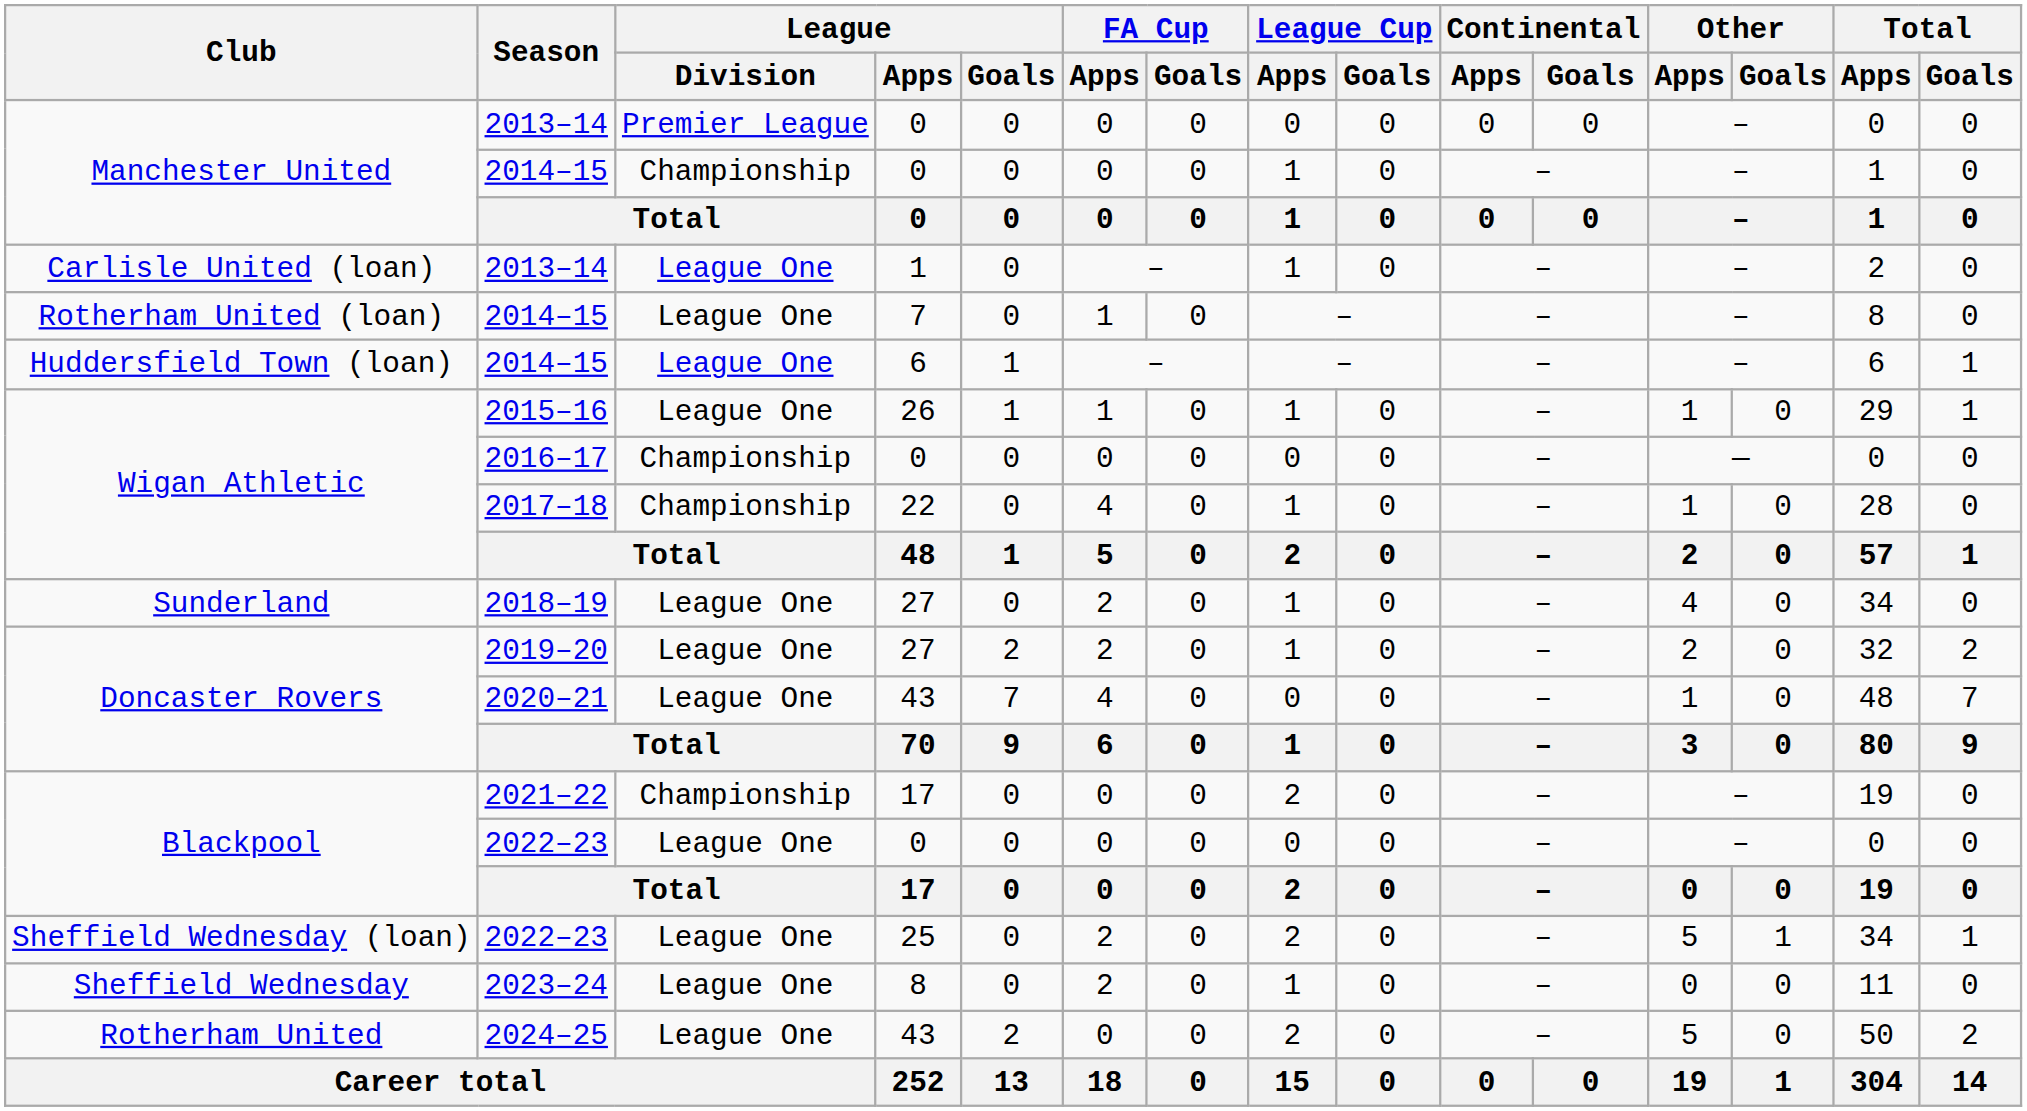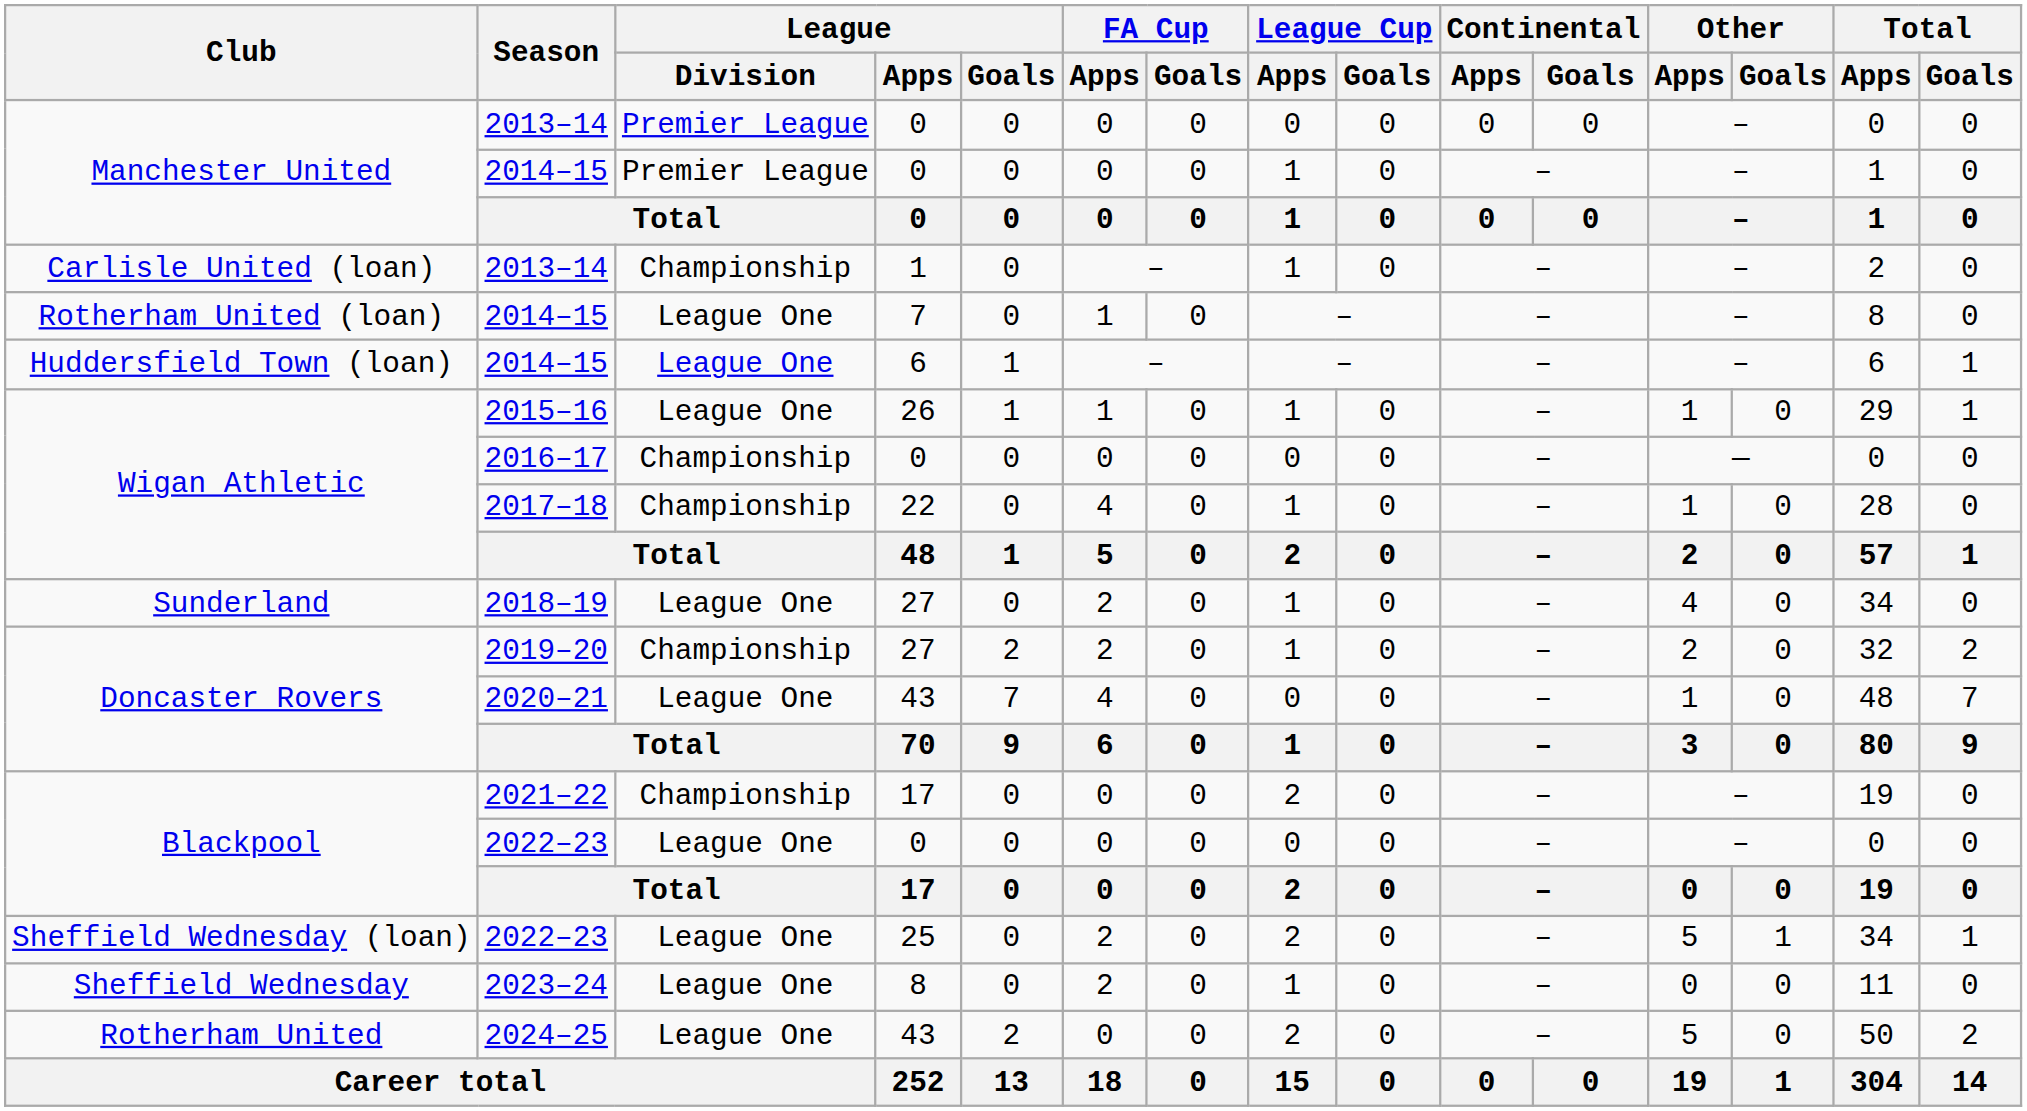(745, 173) Championship -> (745, 173) Premier League
(745, 268) League One -> (745, 268) Championship
(745, 652) League One -> (745, 652) Championship
